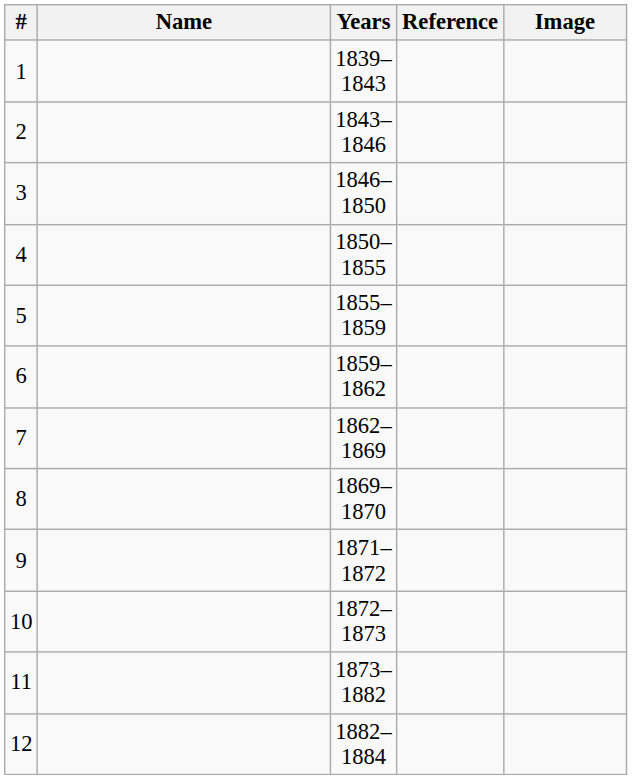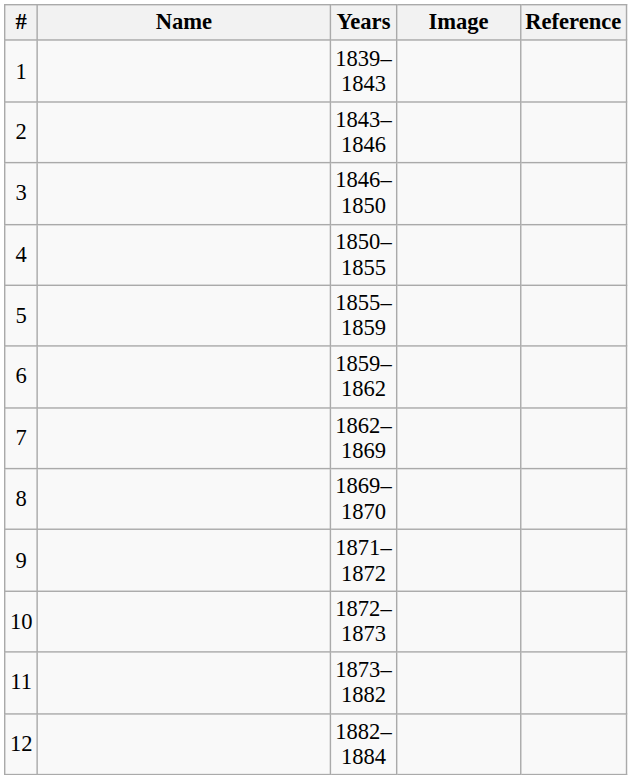columns swapped: (450, 22) <-> (565, 22)
